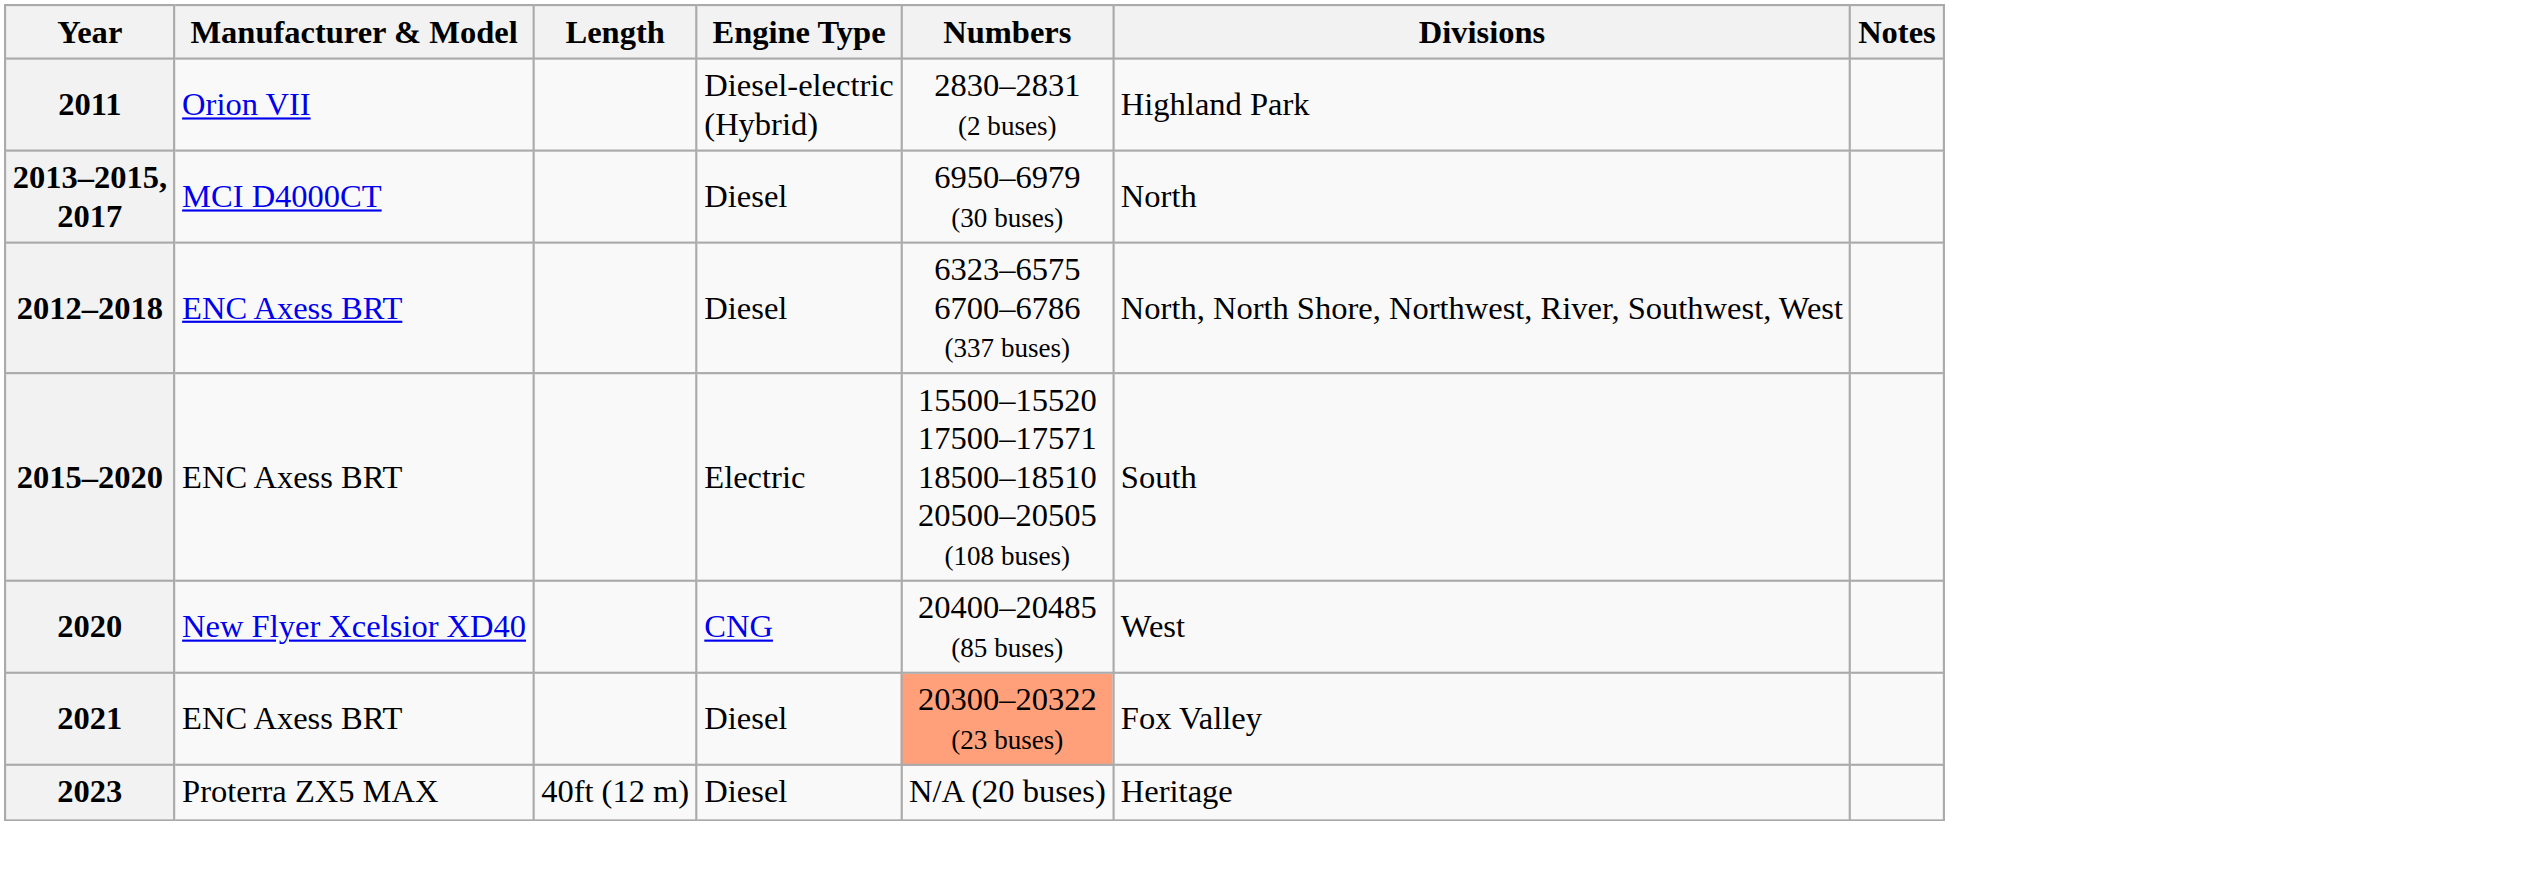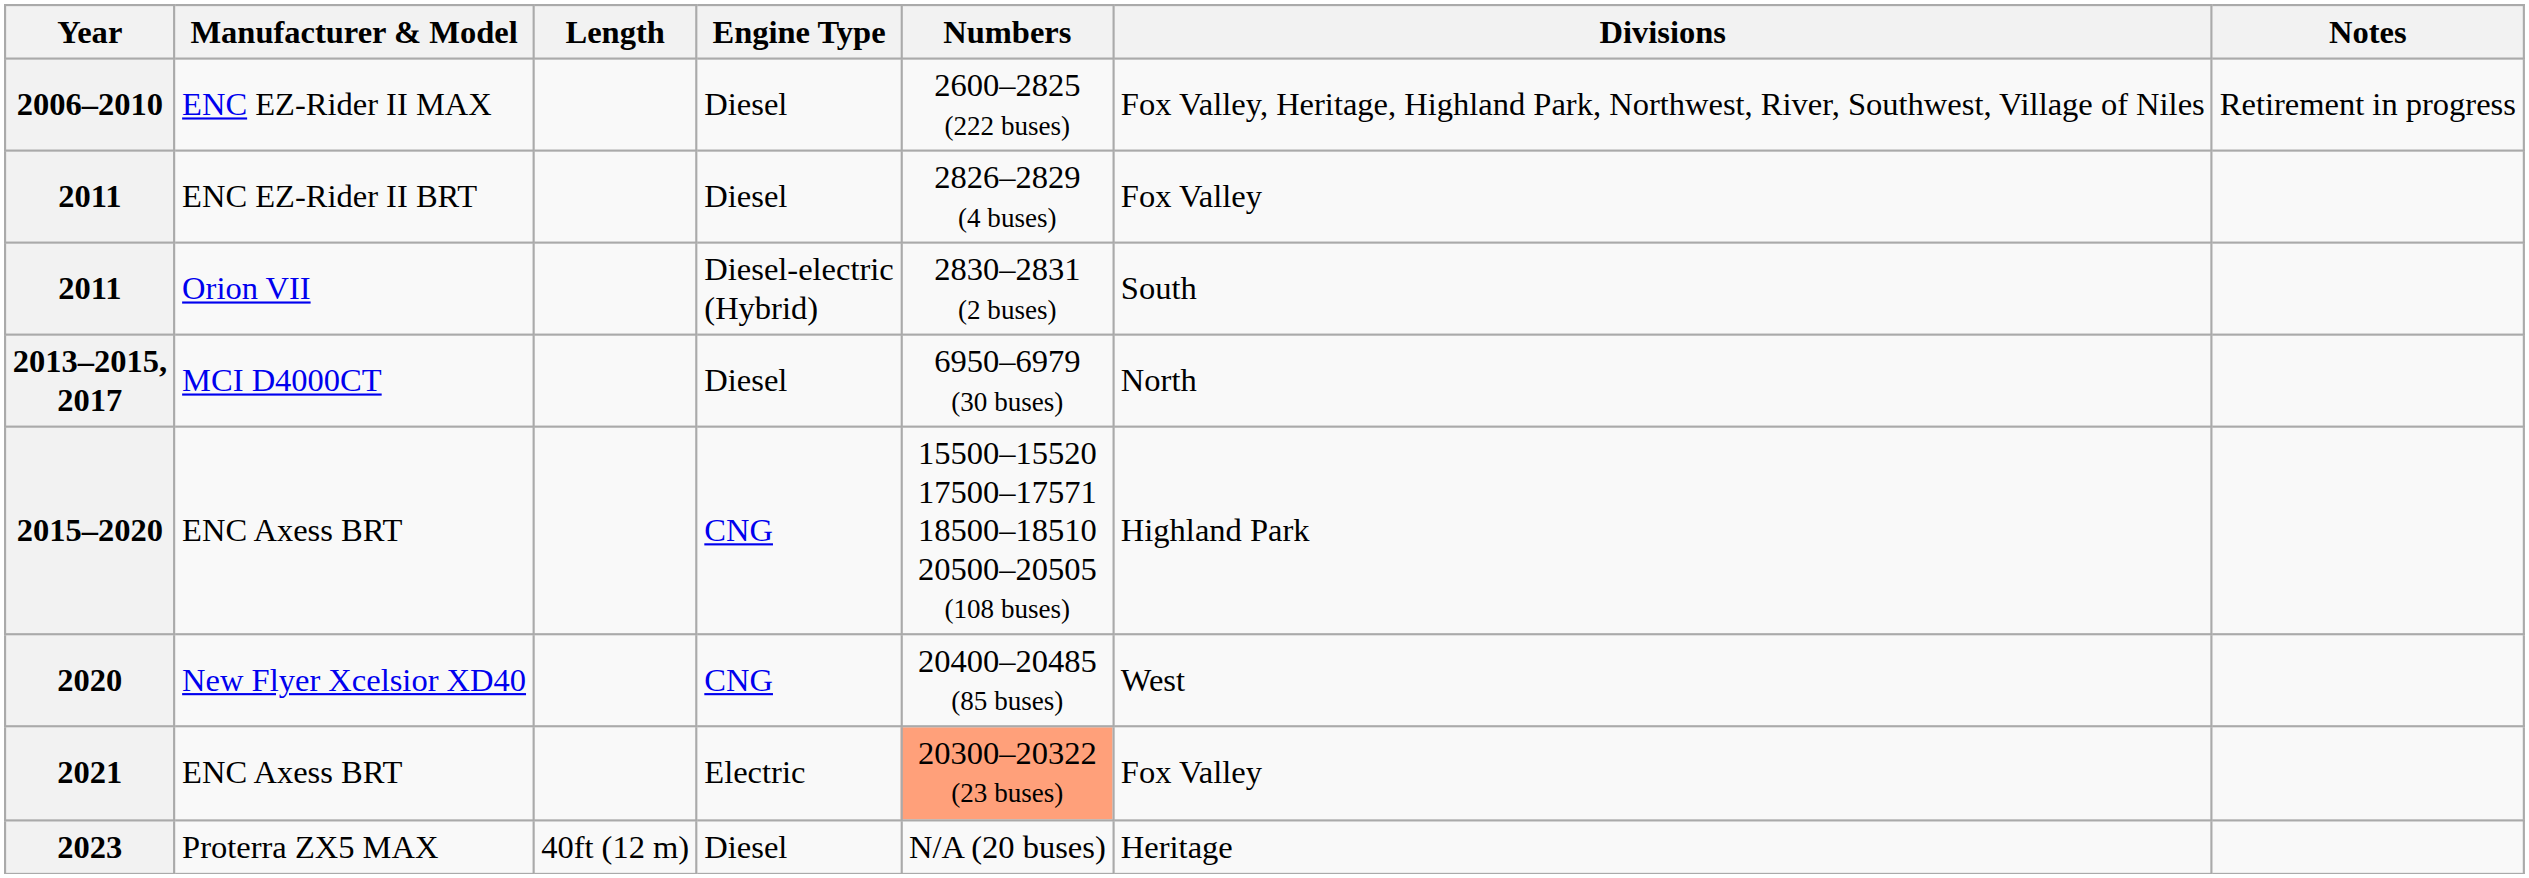+ row: (90, 104)
+ row: (90, 196)
(1215, 104) Highland Park -> (1159, 288) South
- row: (90, 307)
(755, 477) Electric -> (739, 530) CNG
(1159, 477) South -> (1215, 530) Highland Park
(746, 719) Diesel -> (755, 772) Electric
